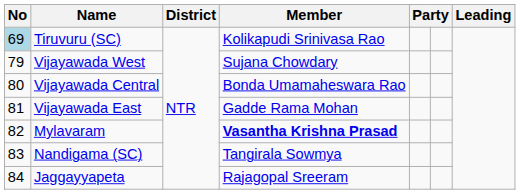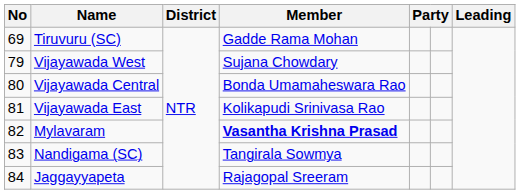(16, 39) lightblue background -> (16, 39) no background
(304, 39) Kolikapudi Srinivasa Rao -> (290, 39) Gadde Rama Mohan
(290, 108) Gadde Rama Mohan -> (304, 108) Kolikapudi Srinivasa Rao
